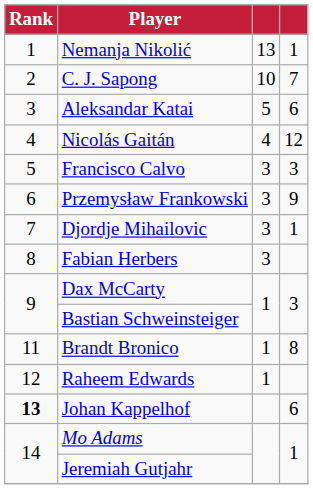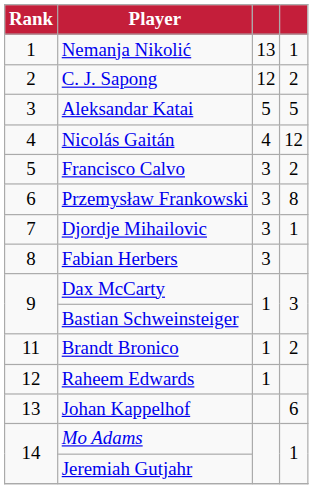(266, 79) 10 -> (266, 79) 12
(294, 79) 7 -> (294, 79) 2
(294, 109) 6 -> (294, 109) 5
(294, 169) 3 -> (294, 169) 2
(294, 199) 9 -> (294, 199) 8
(294, 348) 8 -> (294, 348) 2
(31, 408) bold -> (31, 408) normal
